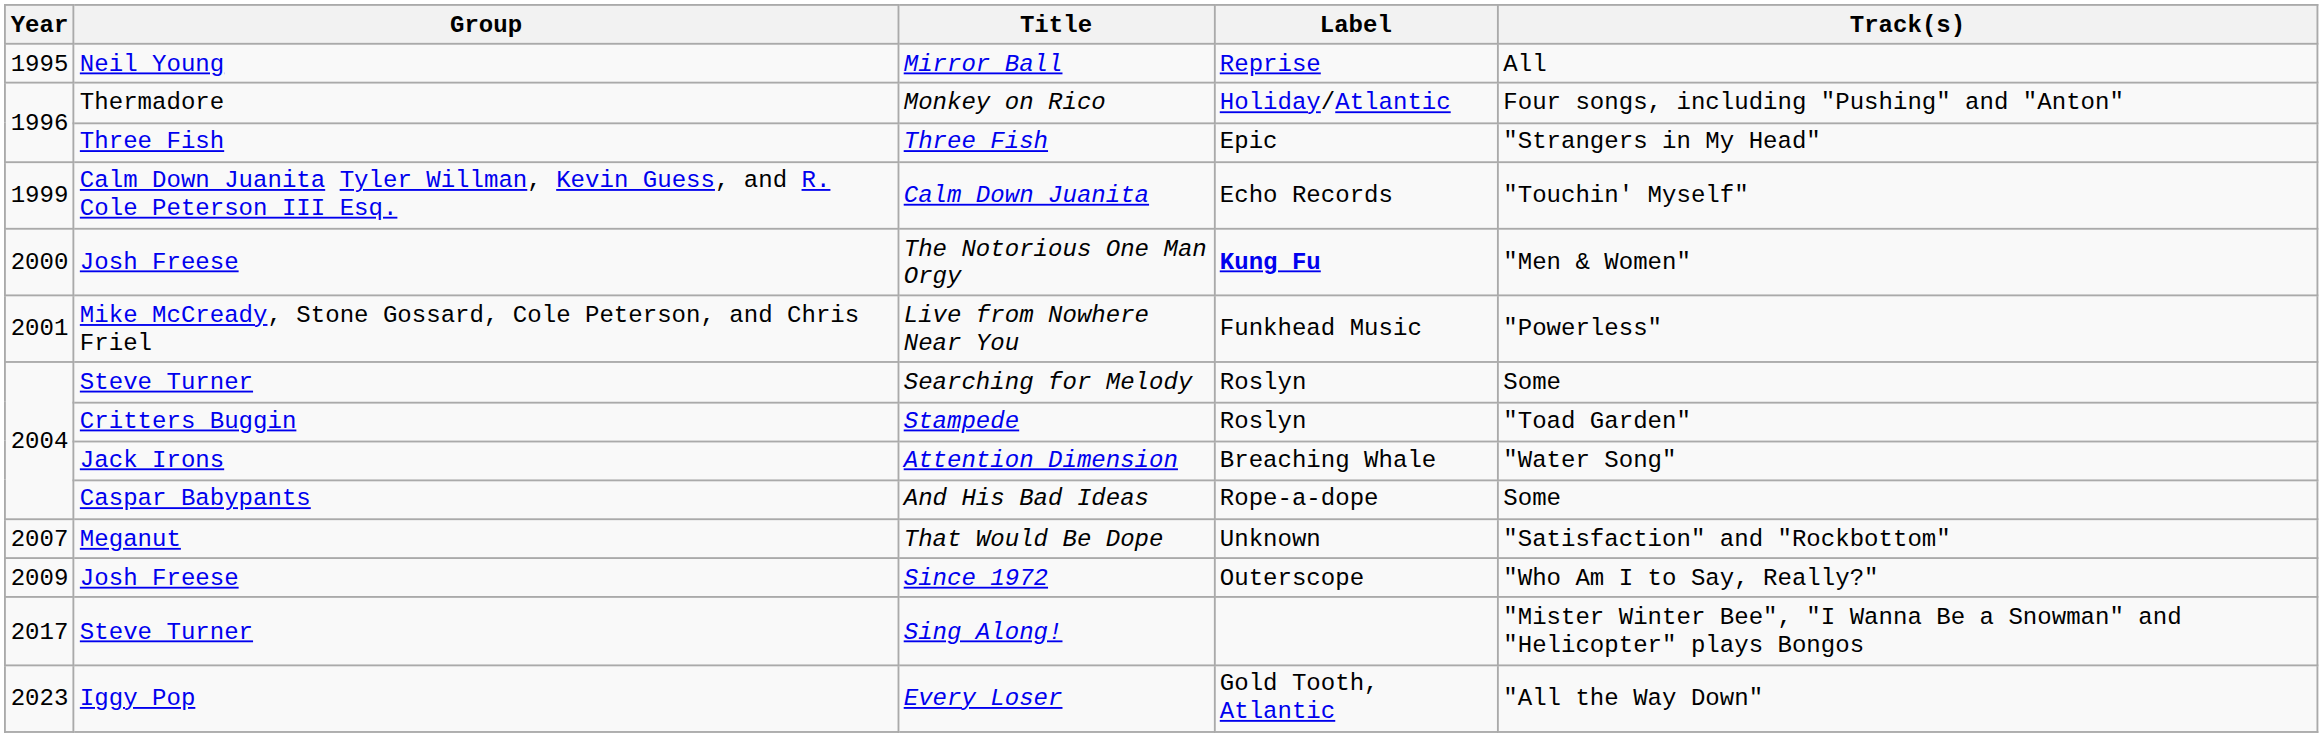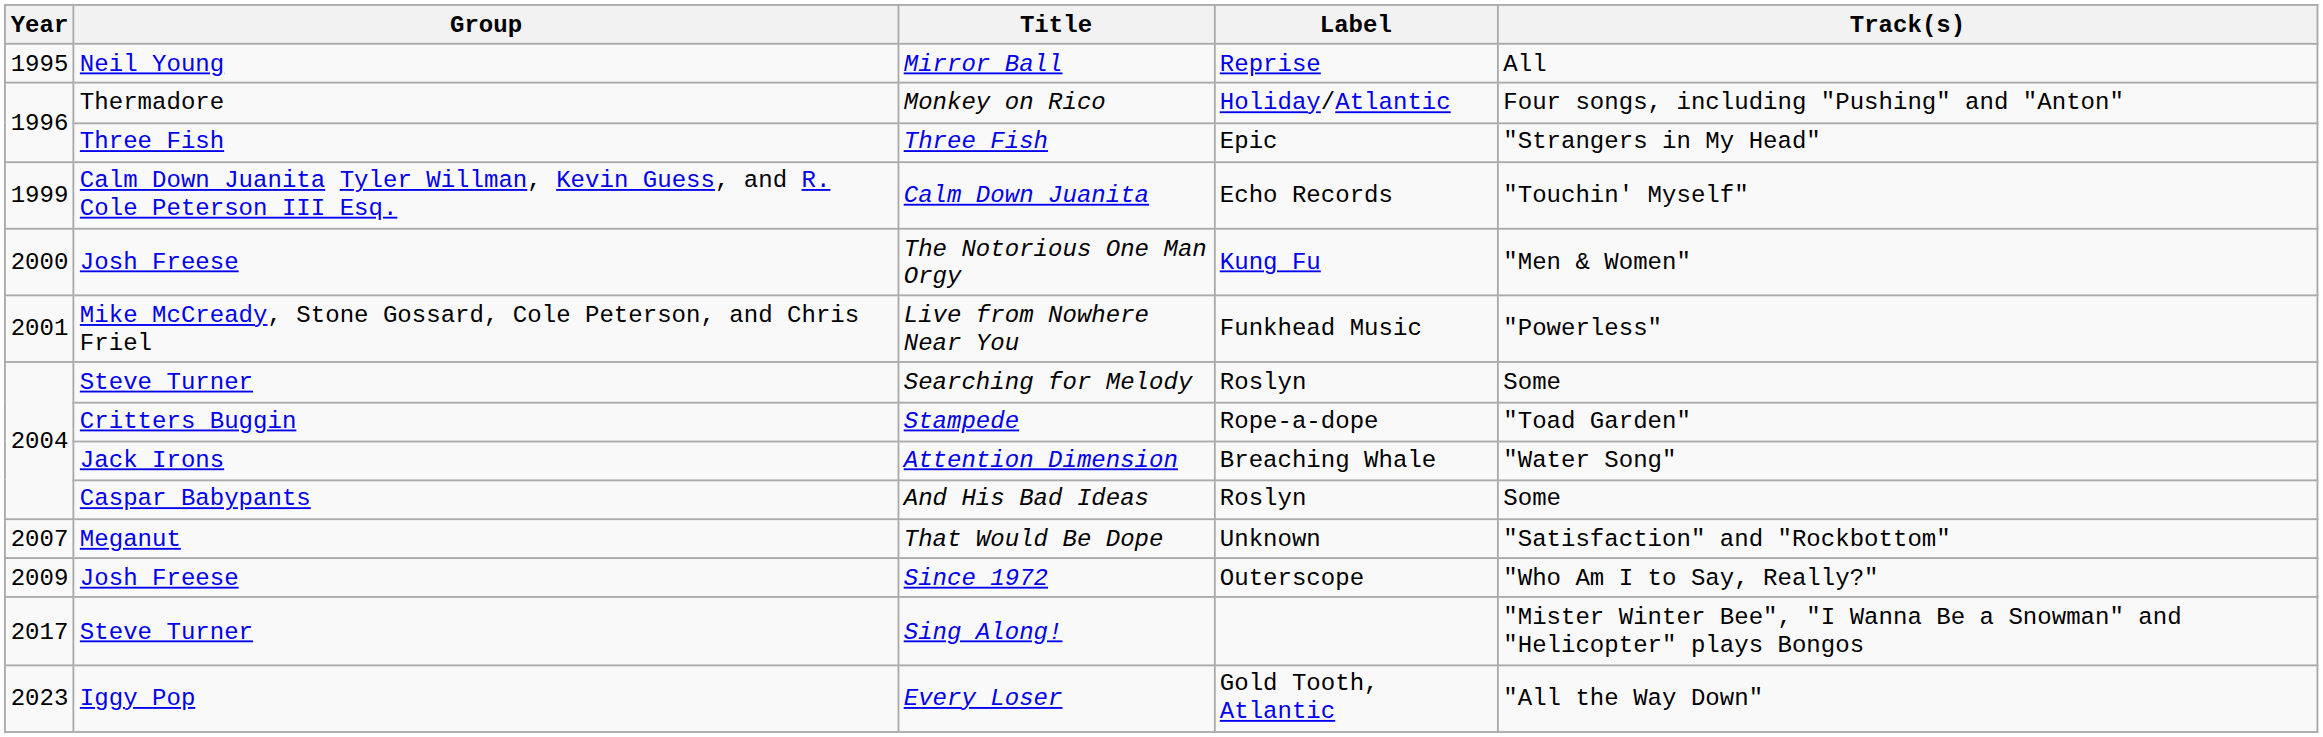(1270, 262) bold -> (1270, 262) normal
(1263, 421) Roslyn -> (1299, 421) Rope-a-dope
(1299, 500) Rope-a-dope -> (1263, 500) Roslyn
